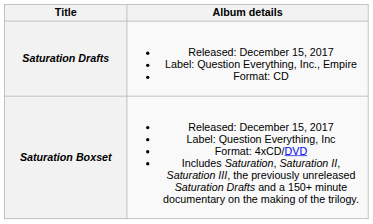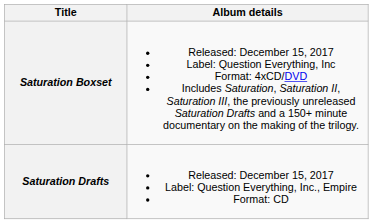rows swapped: (66, 157) <-> (66, 58)
